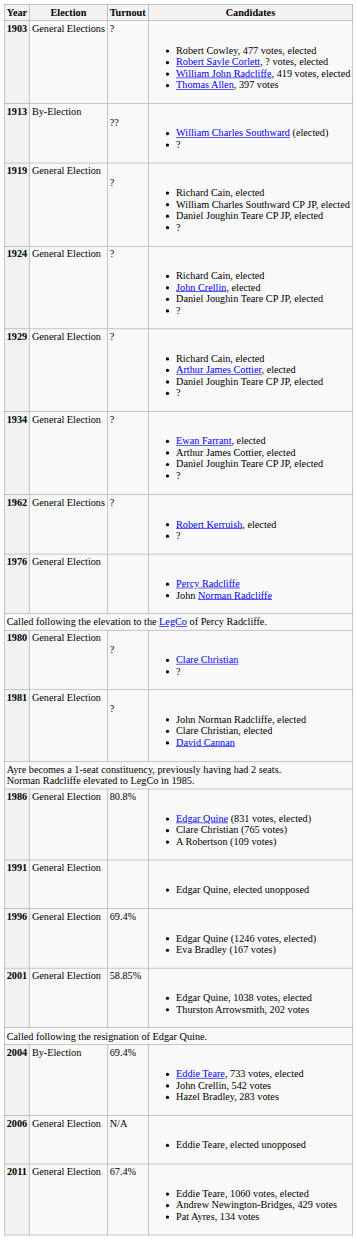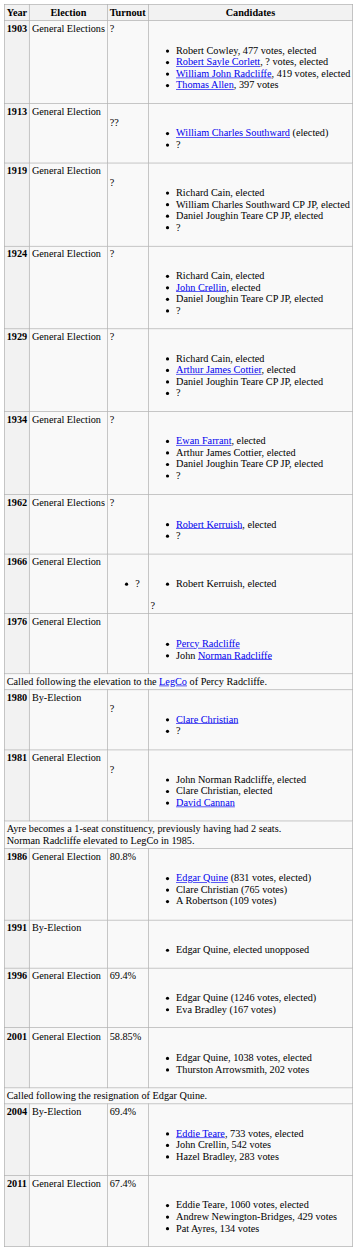(57, 111) By-Election -> (66, 111) General Election
+ row: (17, 562)
(66, 638) General Election -> (57, 698) By-Election
(66, 868) General Election -> (57, 928) By-Election
- row: (17, 1123)
